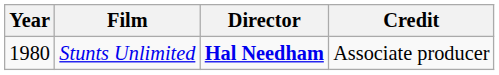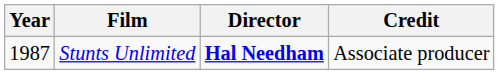(30, 52) 1980 -> (30, 52) 1987
